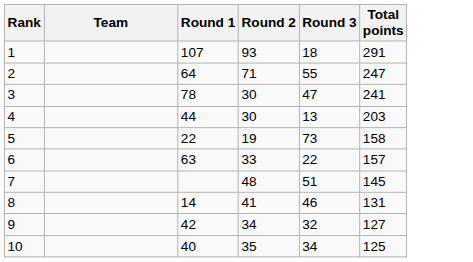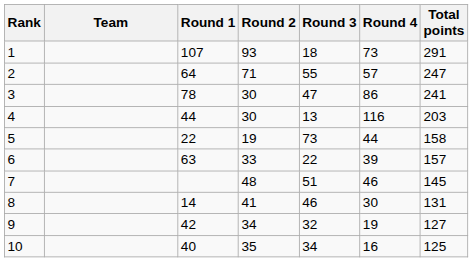+ column: (390, 22)
